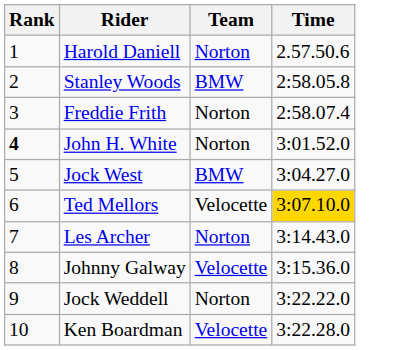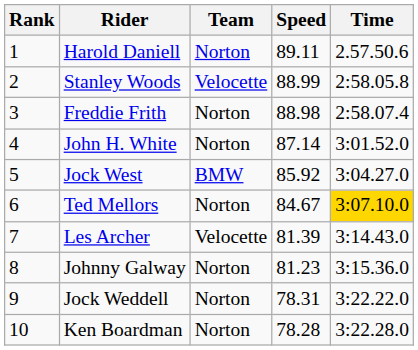+ column: (301, 19)
(219, 81) BMW -> (231, 81) Velocette
(14, 143) bold -> (14, 143) normal
(231, 205) Velocette -> (222, 205) Norton
(222, 236) Norton -> (231, 236) Velocette
(231, 267) Velocette -> (222, 267) Norton
(231, 329) Velocette -> (222, 329) Norton
